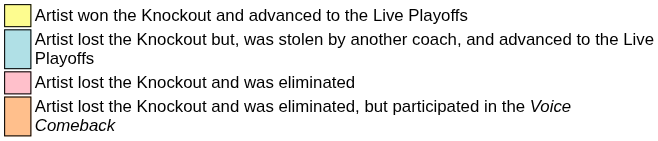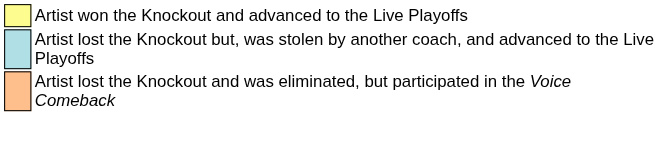- row: (195, 82)
